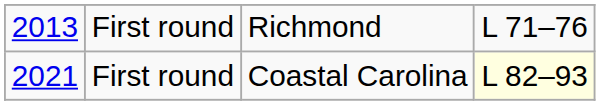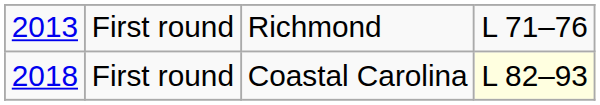(45, 75) 2021 -> (45, 75) 2018
